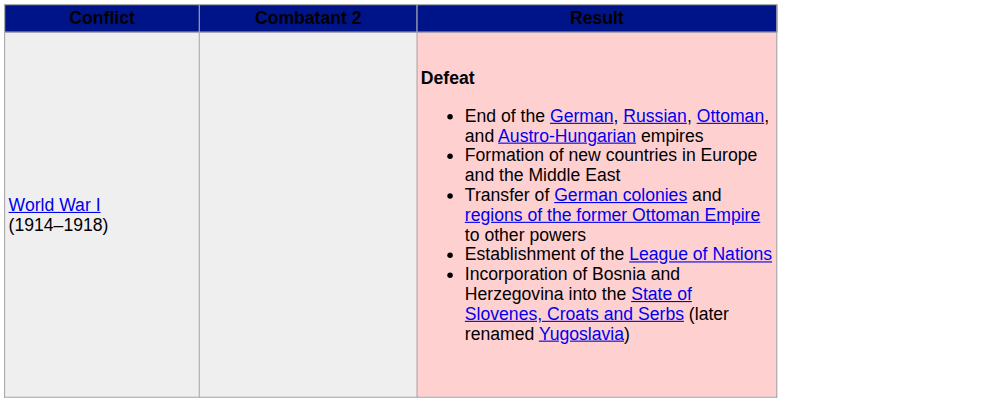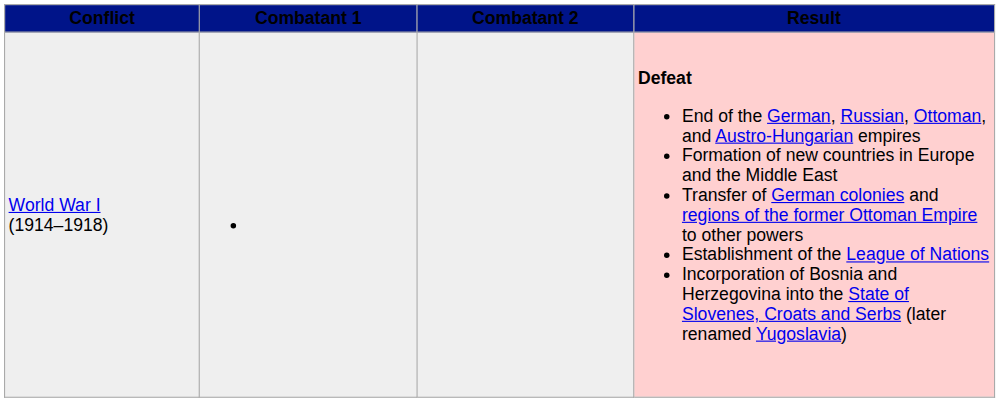+ column: (308, 18)
